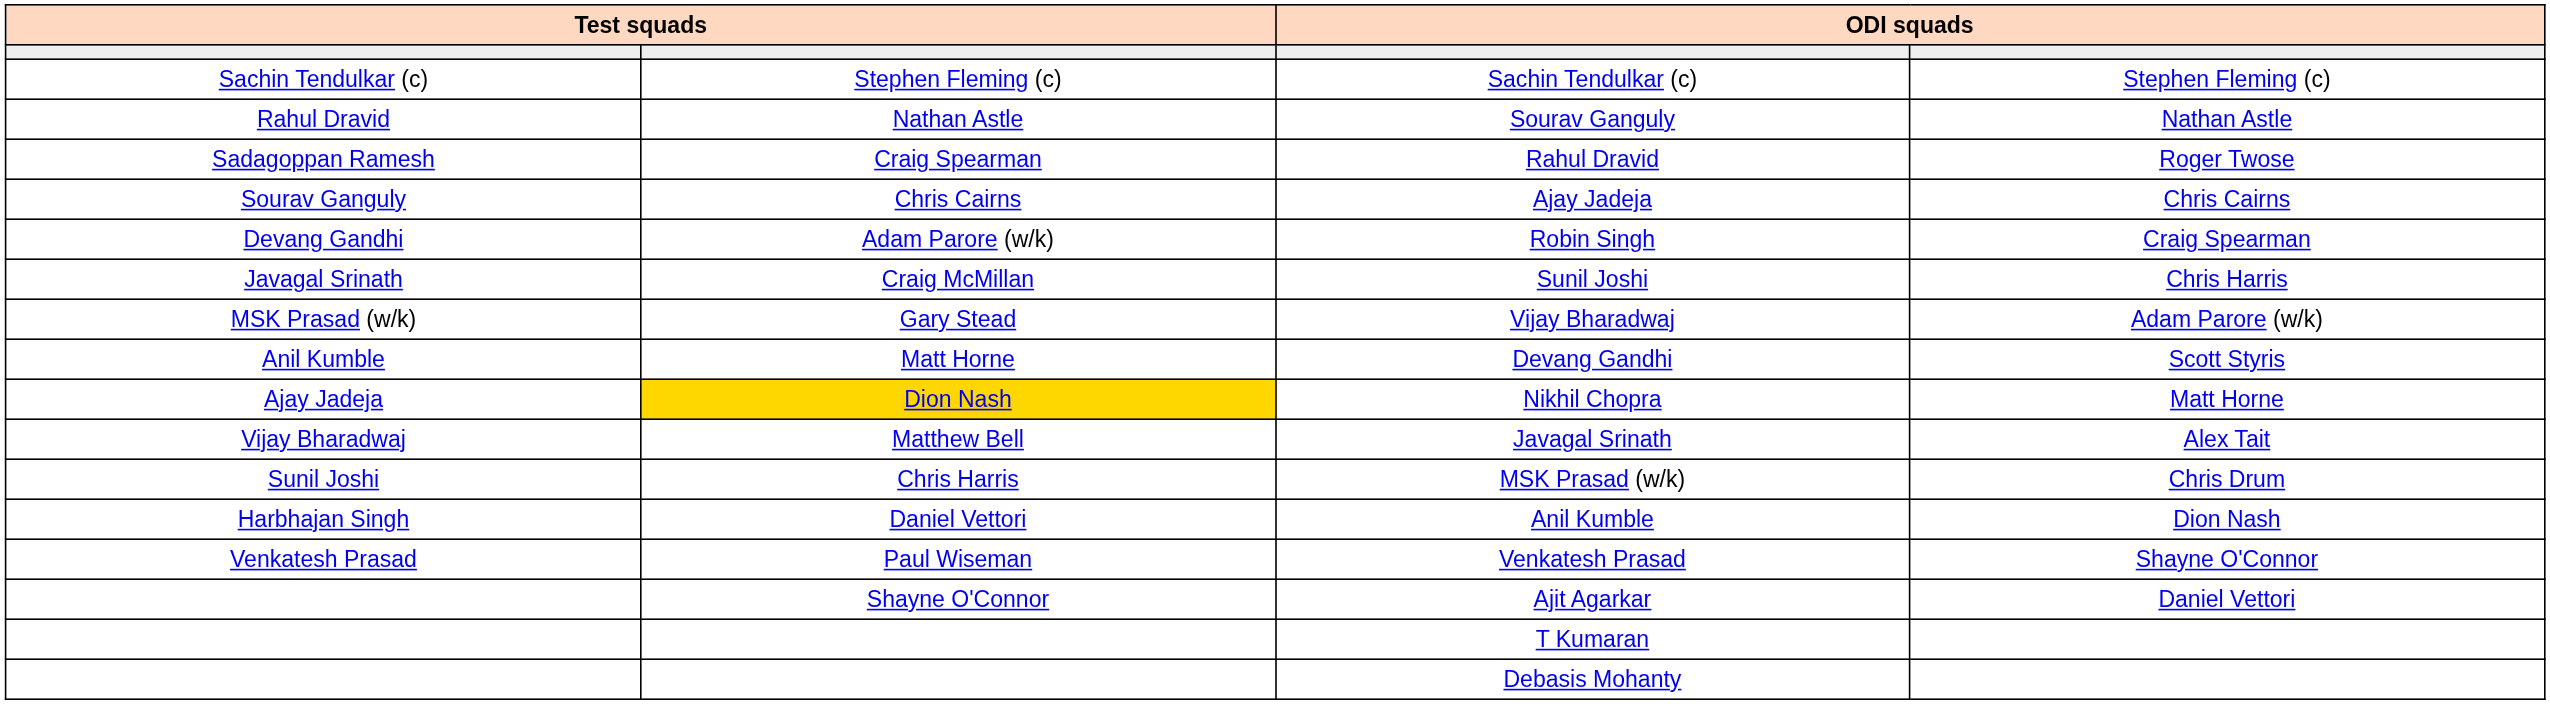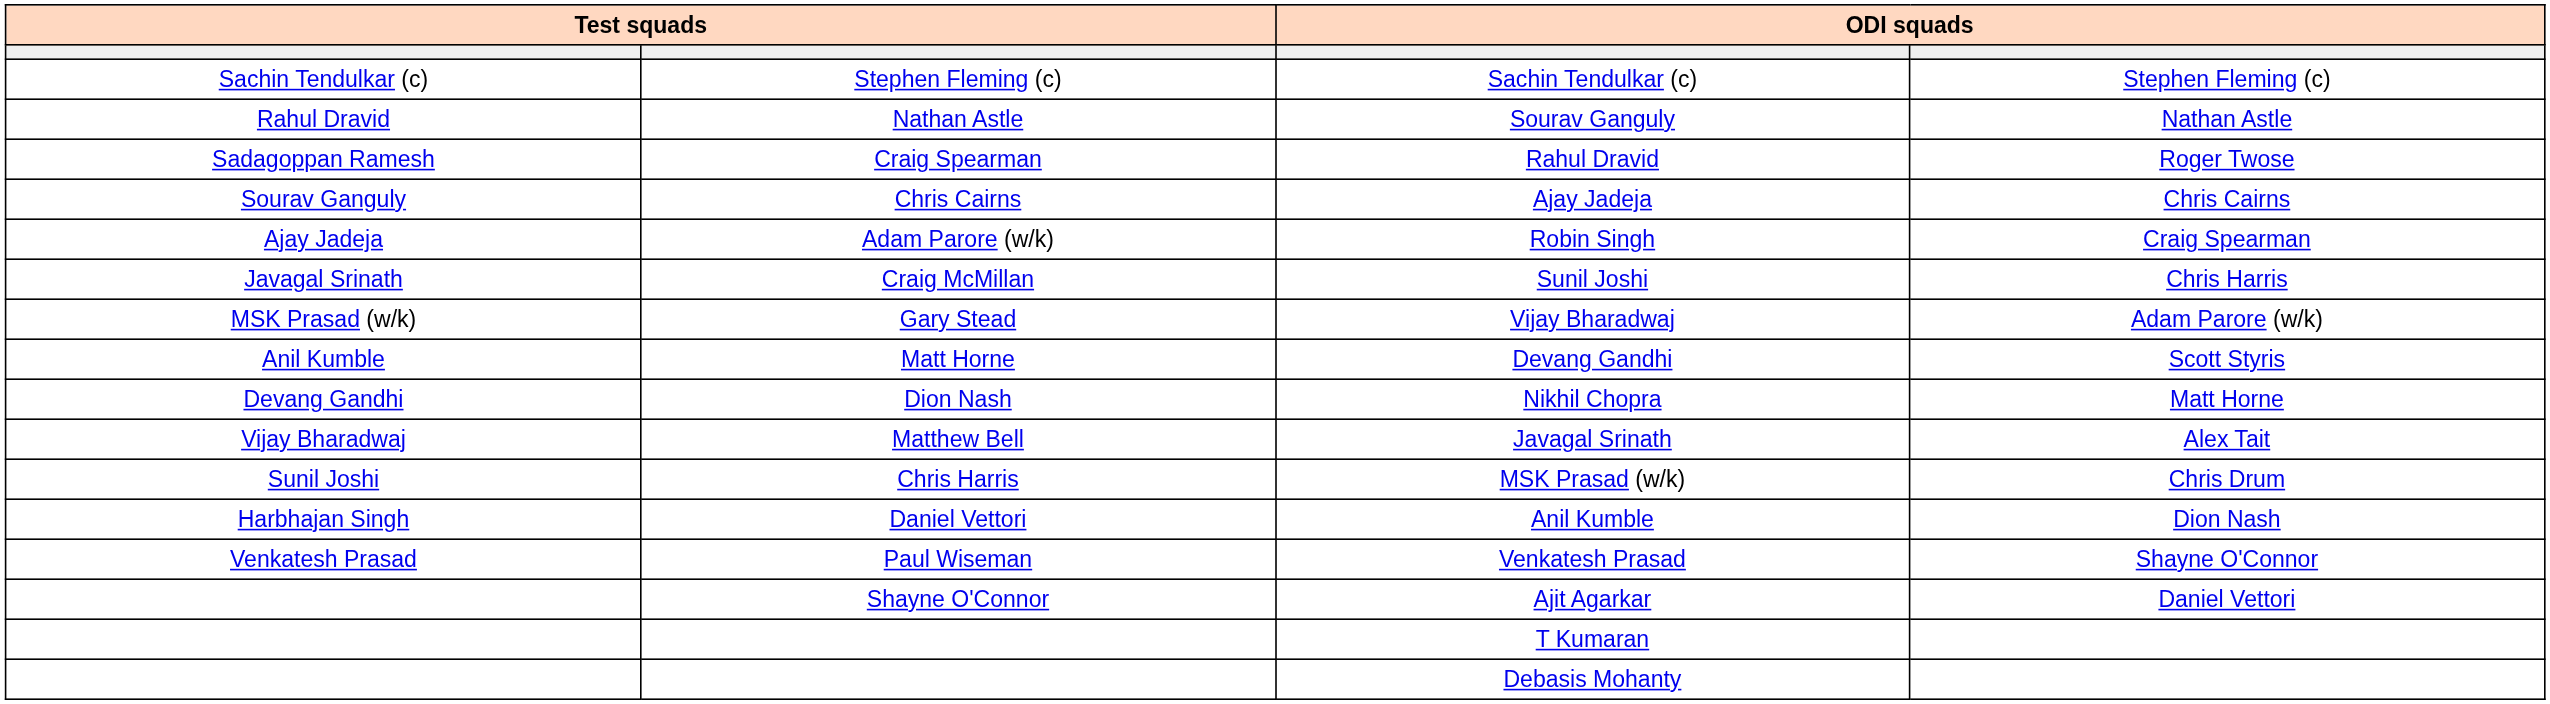(323, 239) Devang Gandhi -> (323, 239) Ajay Jadeja
(323, 399) Ajay Jadeja -> (323, 399) Devang Gandhi
(958, 399) gold background -> (958, 399) no background
